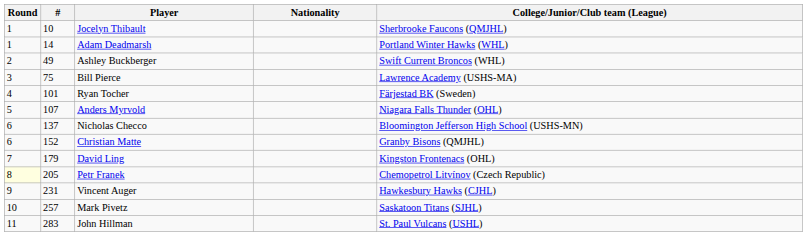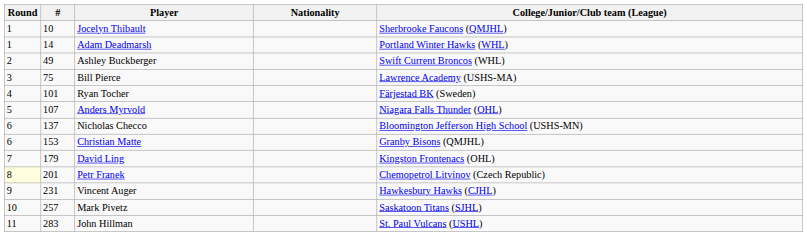(51, 142) 152 -> (51, 142) 153
(51, 175) 205 -> (51, 175) 201
